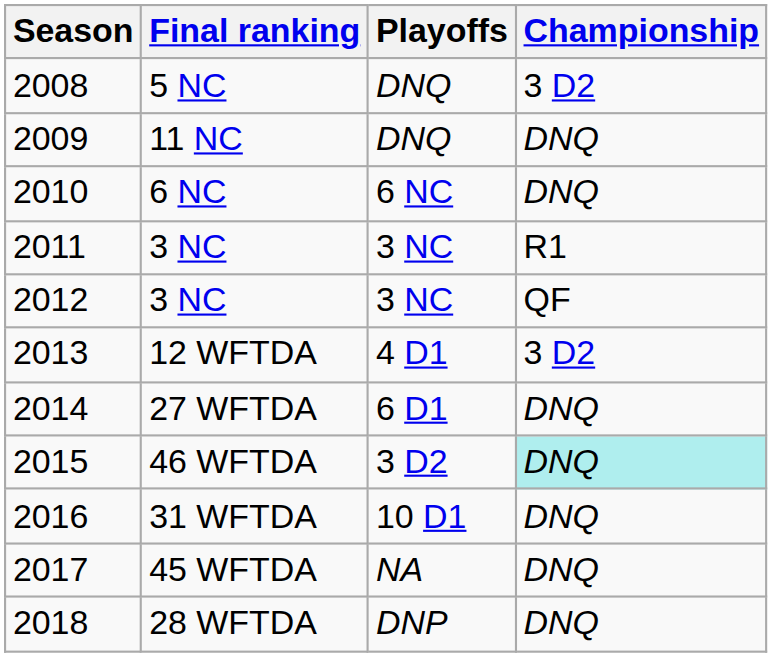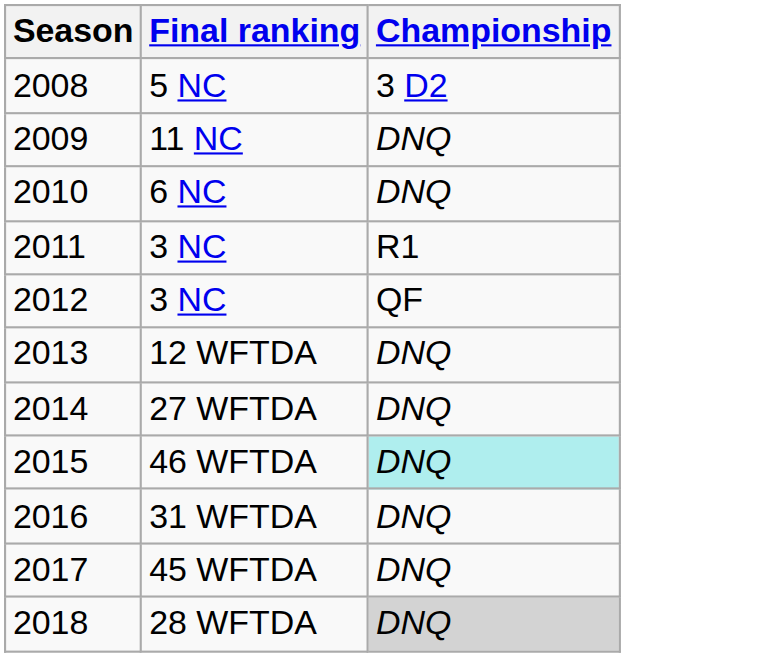- column: (442, 31)
(559, 354) 3 D2 -> (414, 354) DNQ
(561, 623) no background -> (414, 623) lightgrey background
